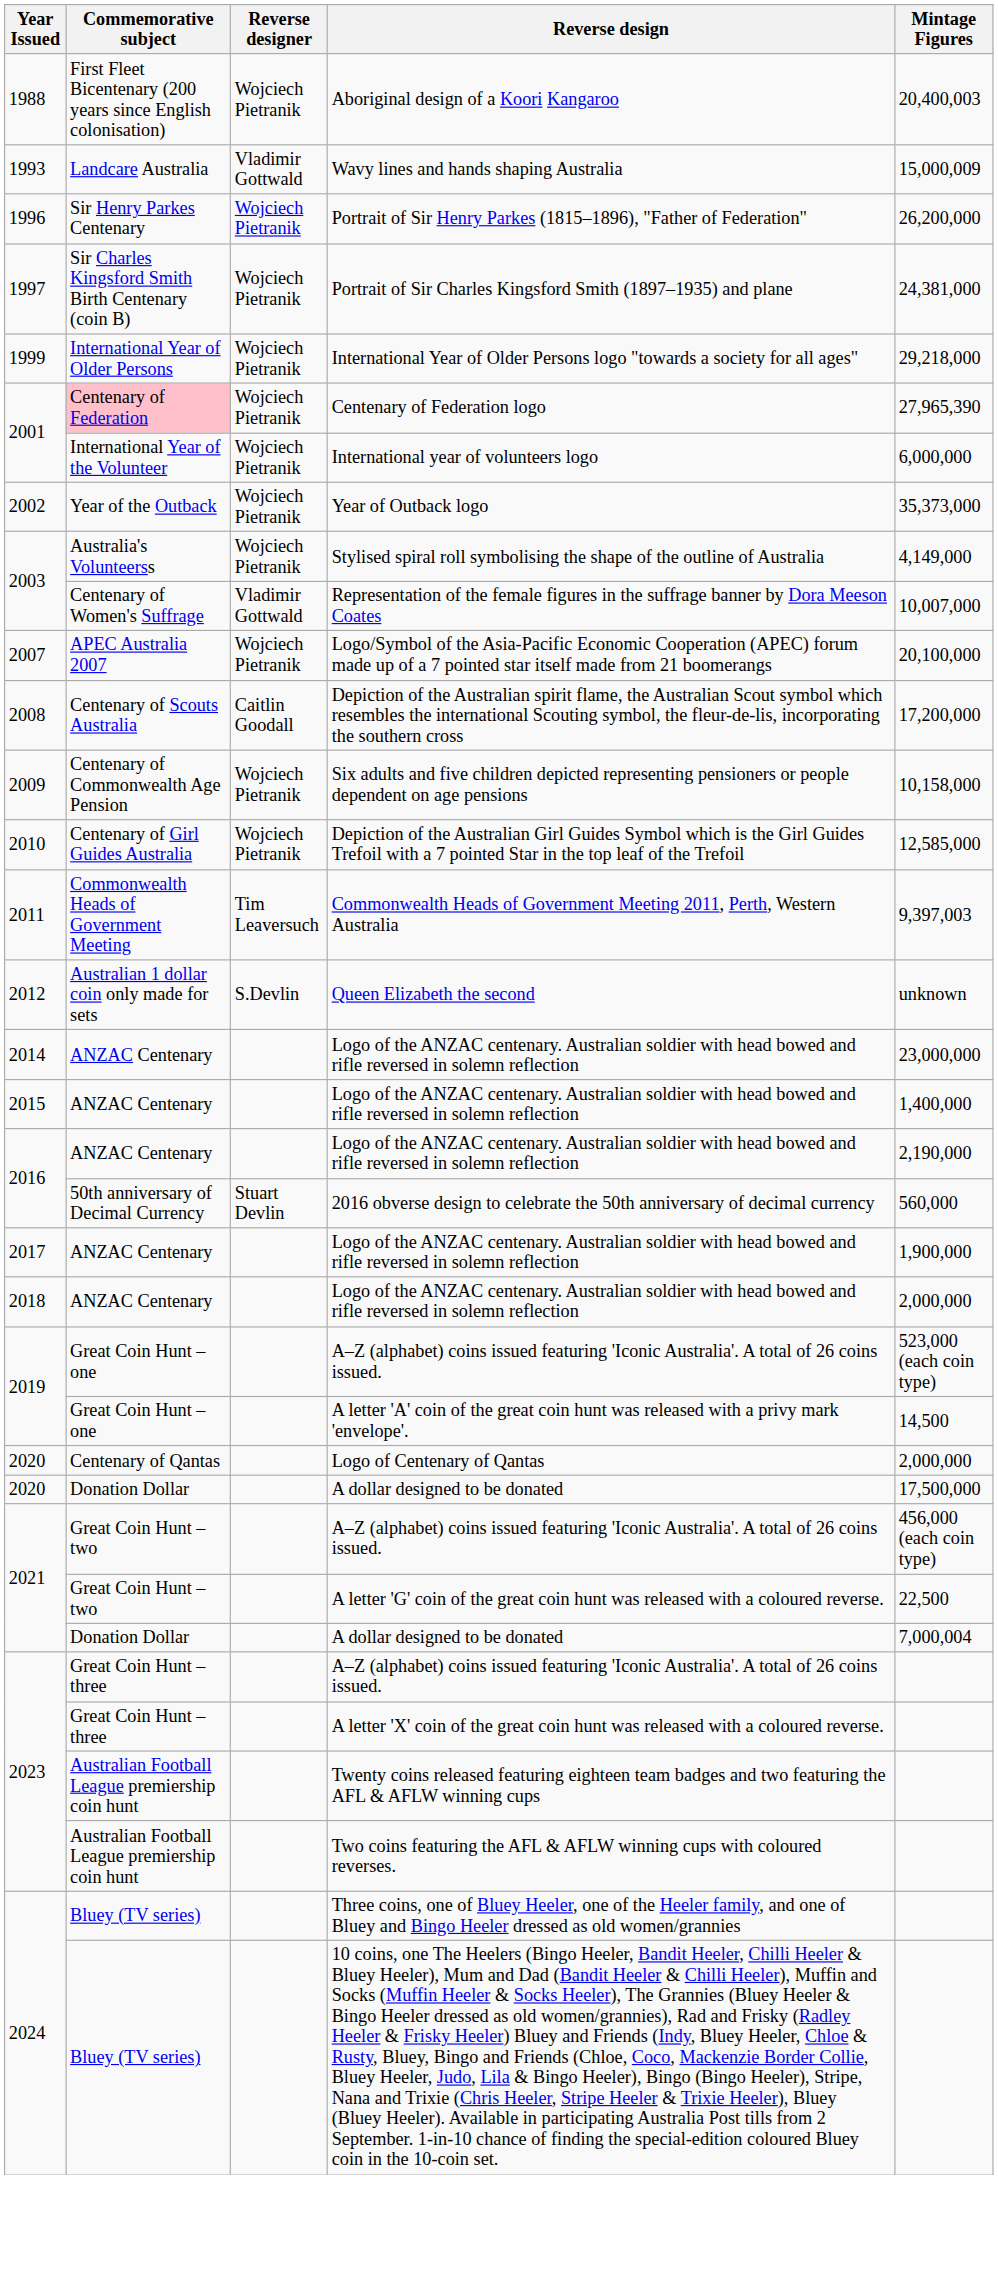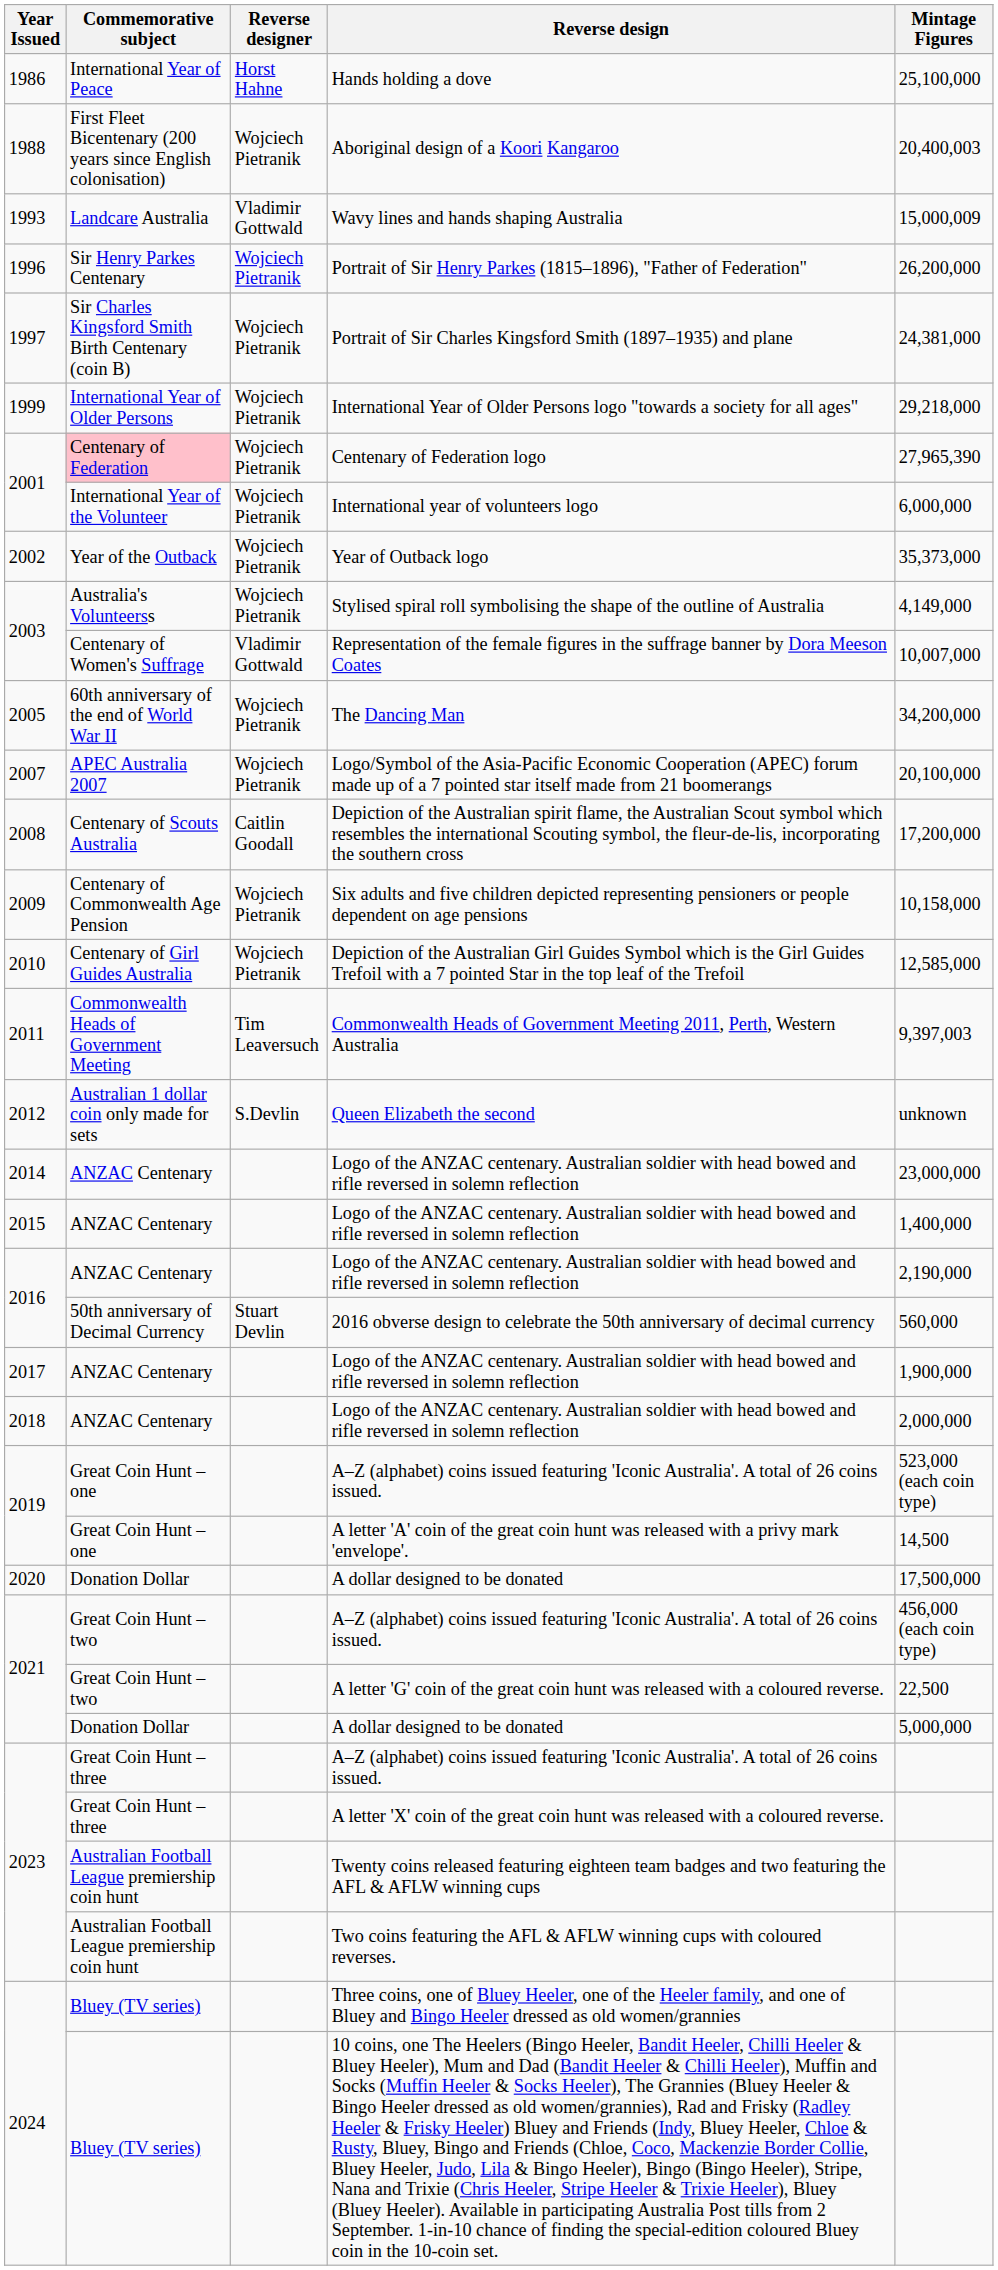+ row: (27, 78)
+ row: (27, 714)
- row: (27, 1460)
(935, 1637) 7,000,004 -> (935, 1728) 5,000,000
